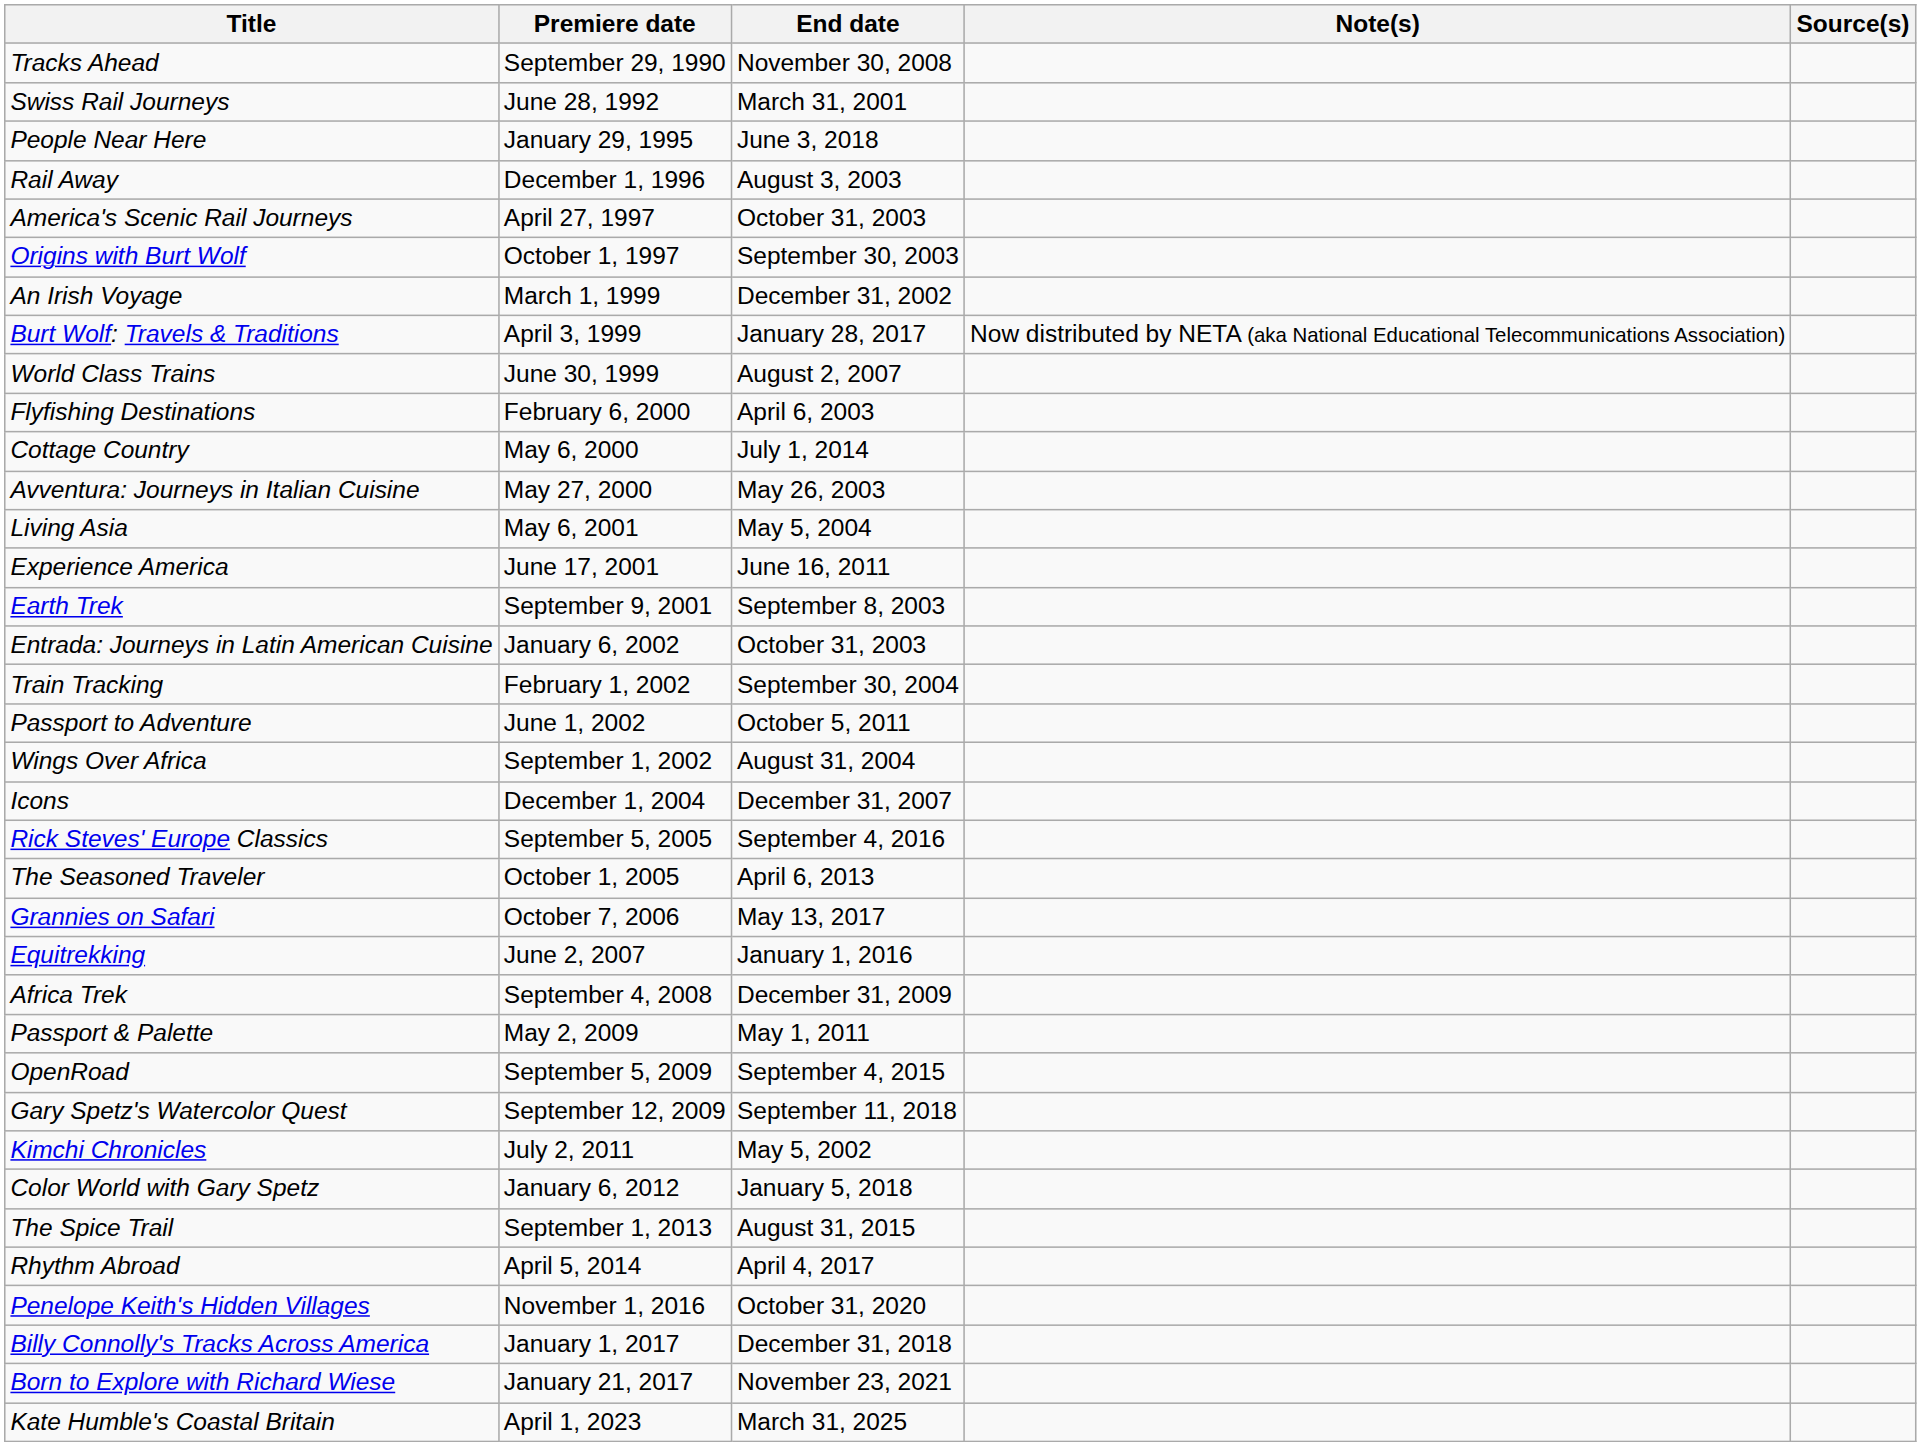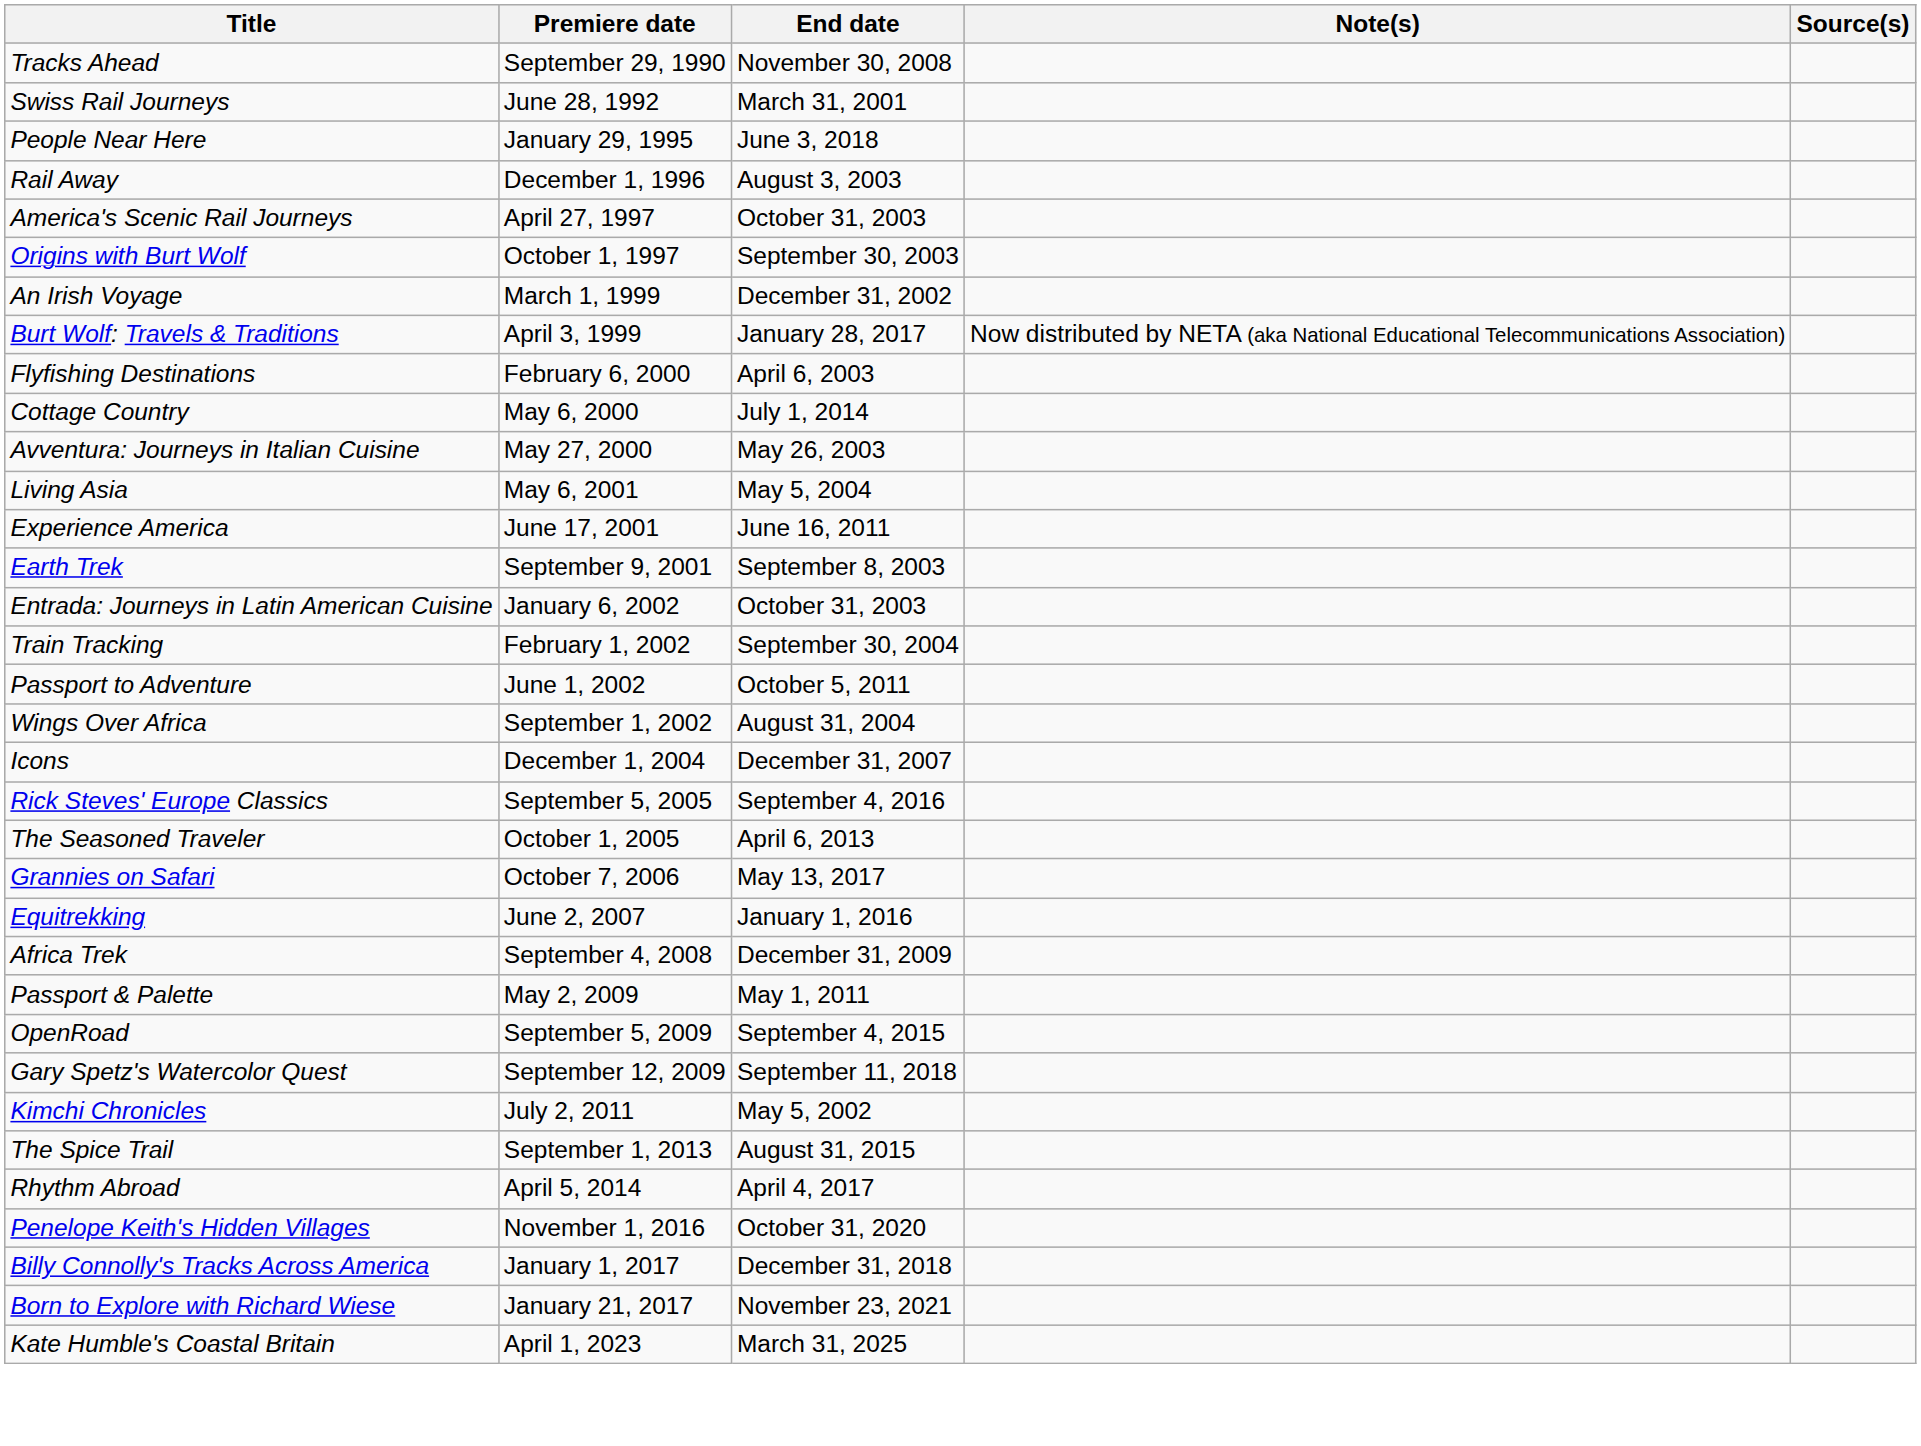- row: (113, 373)
- row: (165, 1188)
